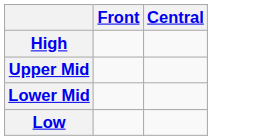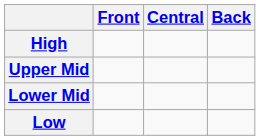+ column: (231, 17)
